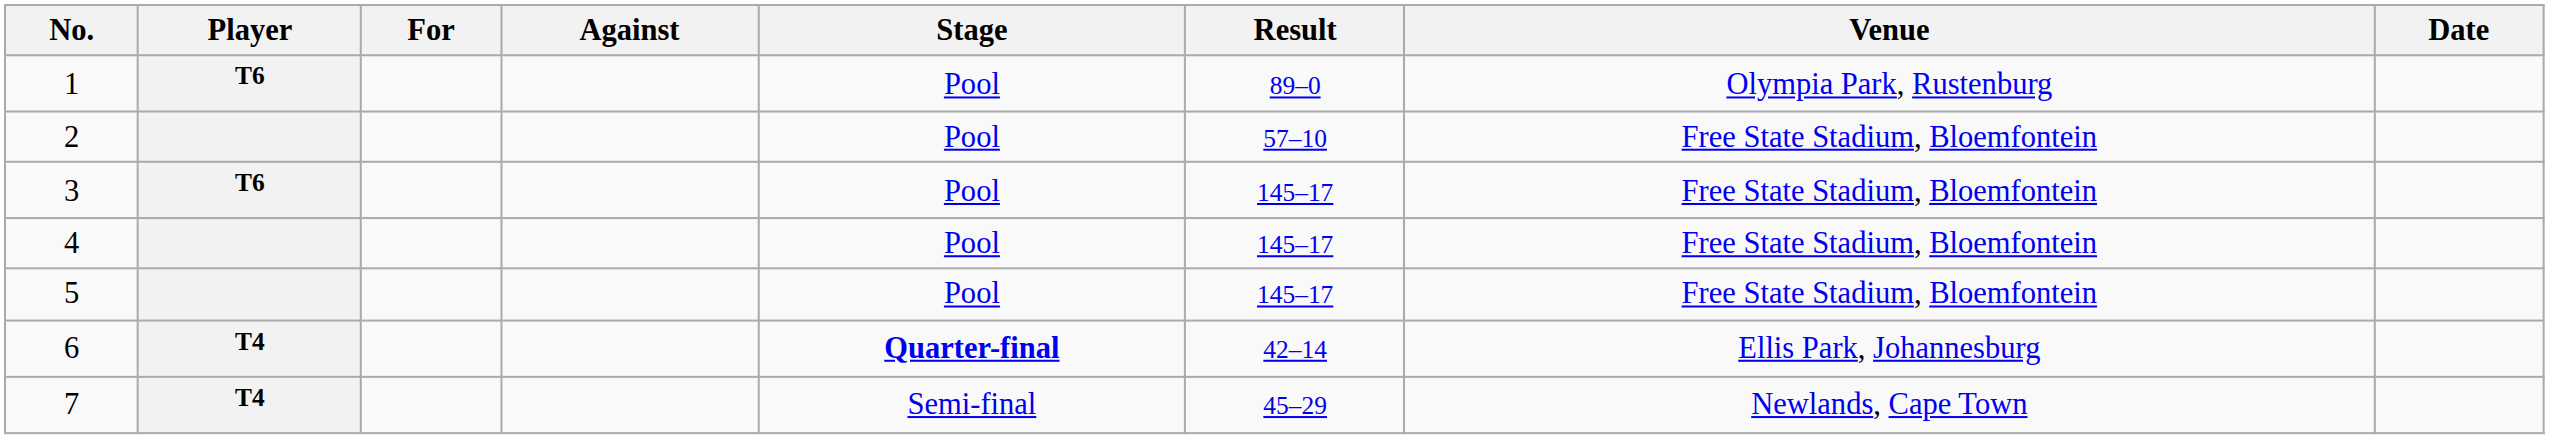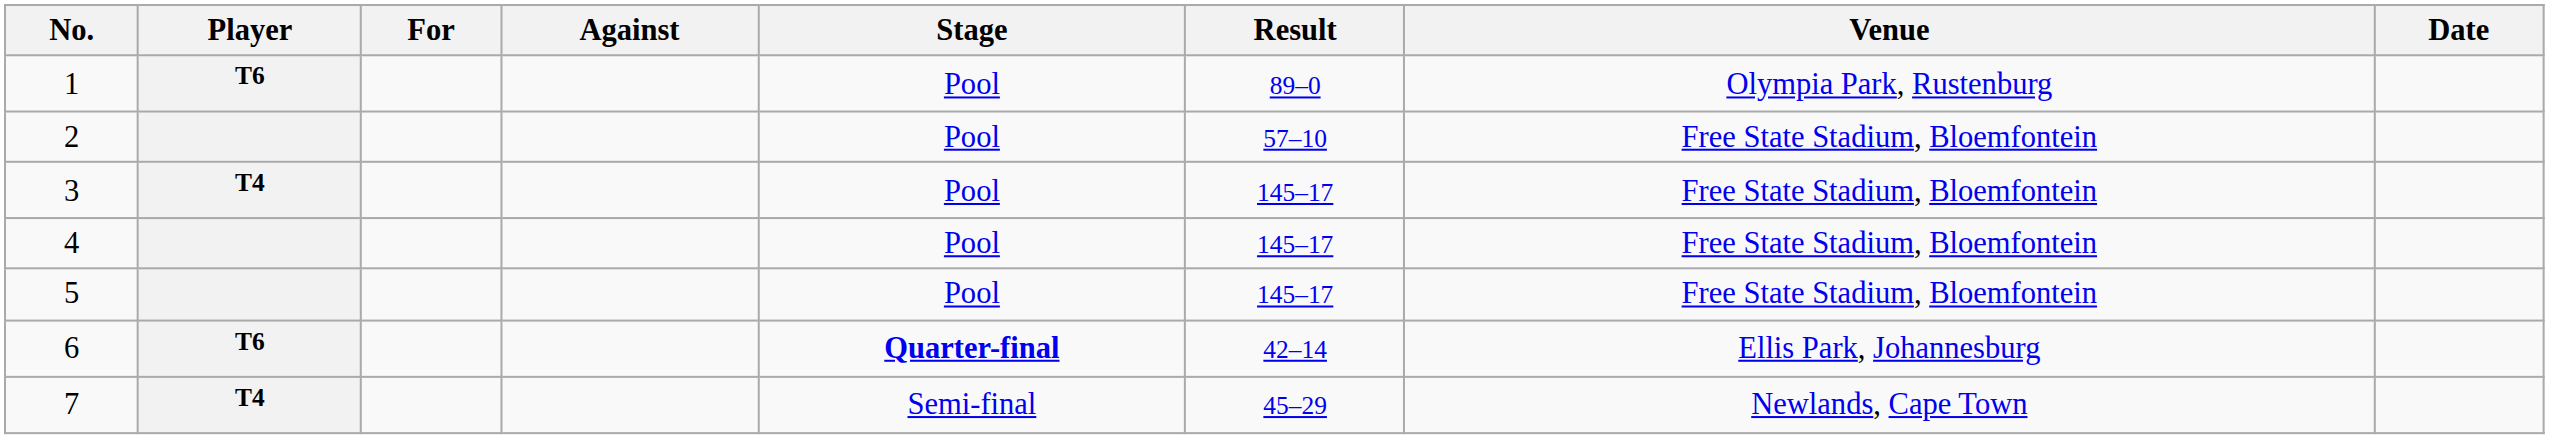(250, 184) T6 -> (250, 184) T4
(250, 341) T4 -> (250, 341) T6
